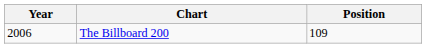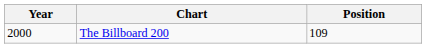(19, 33) 2006 -> (19, 33) 2000
